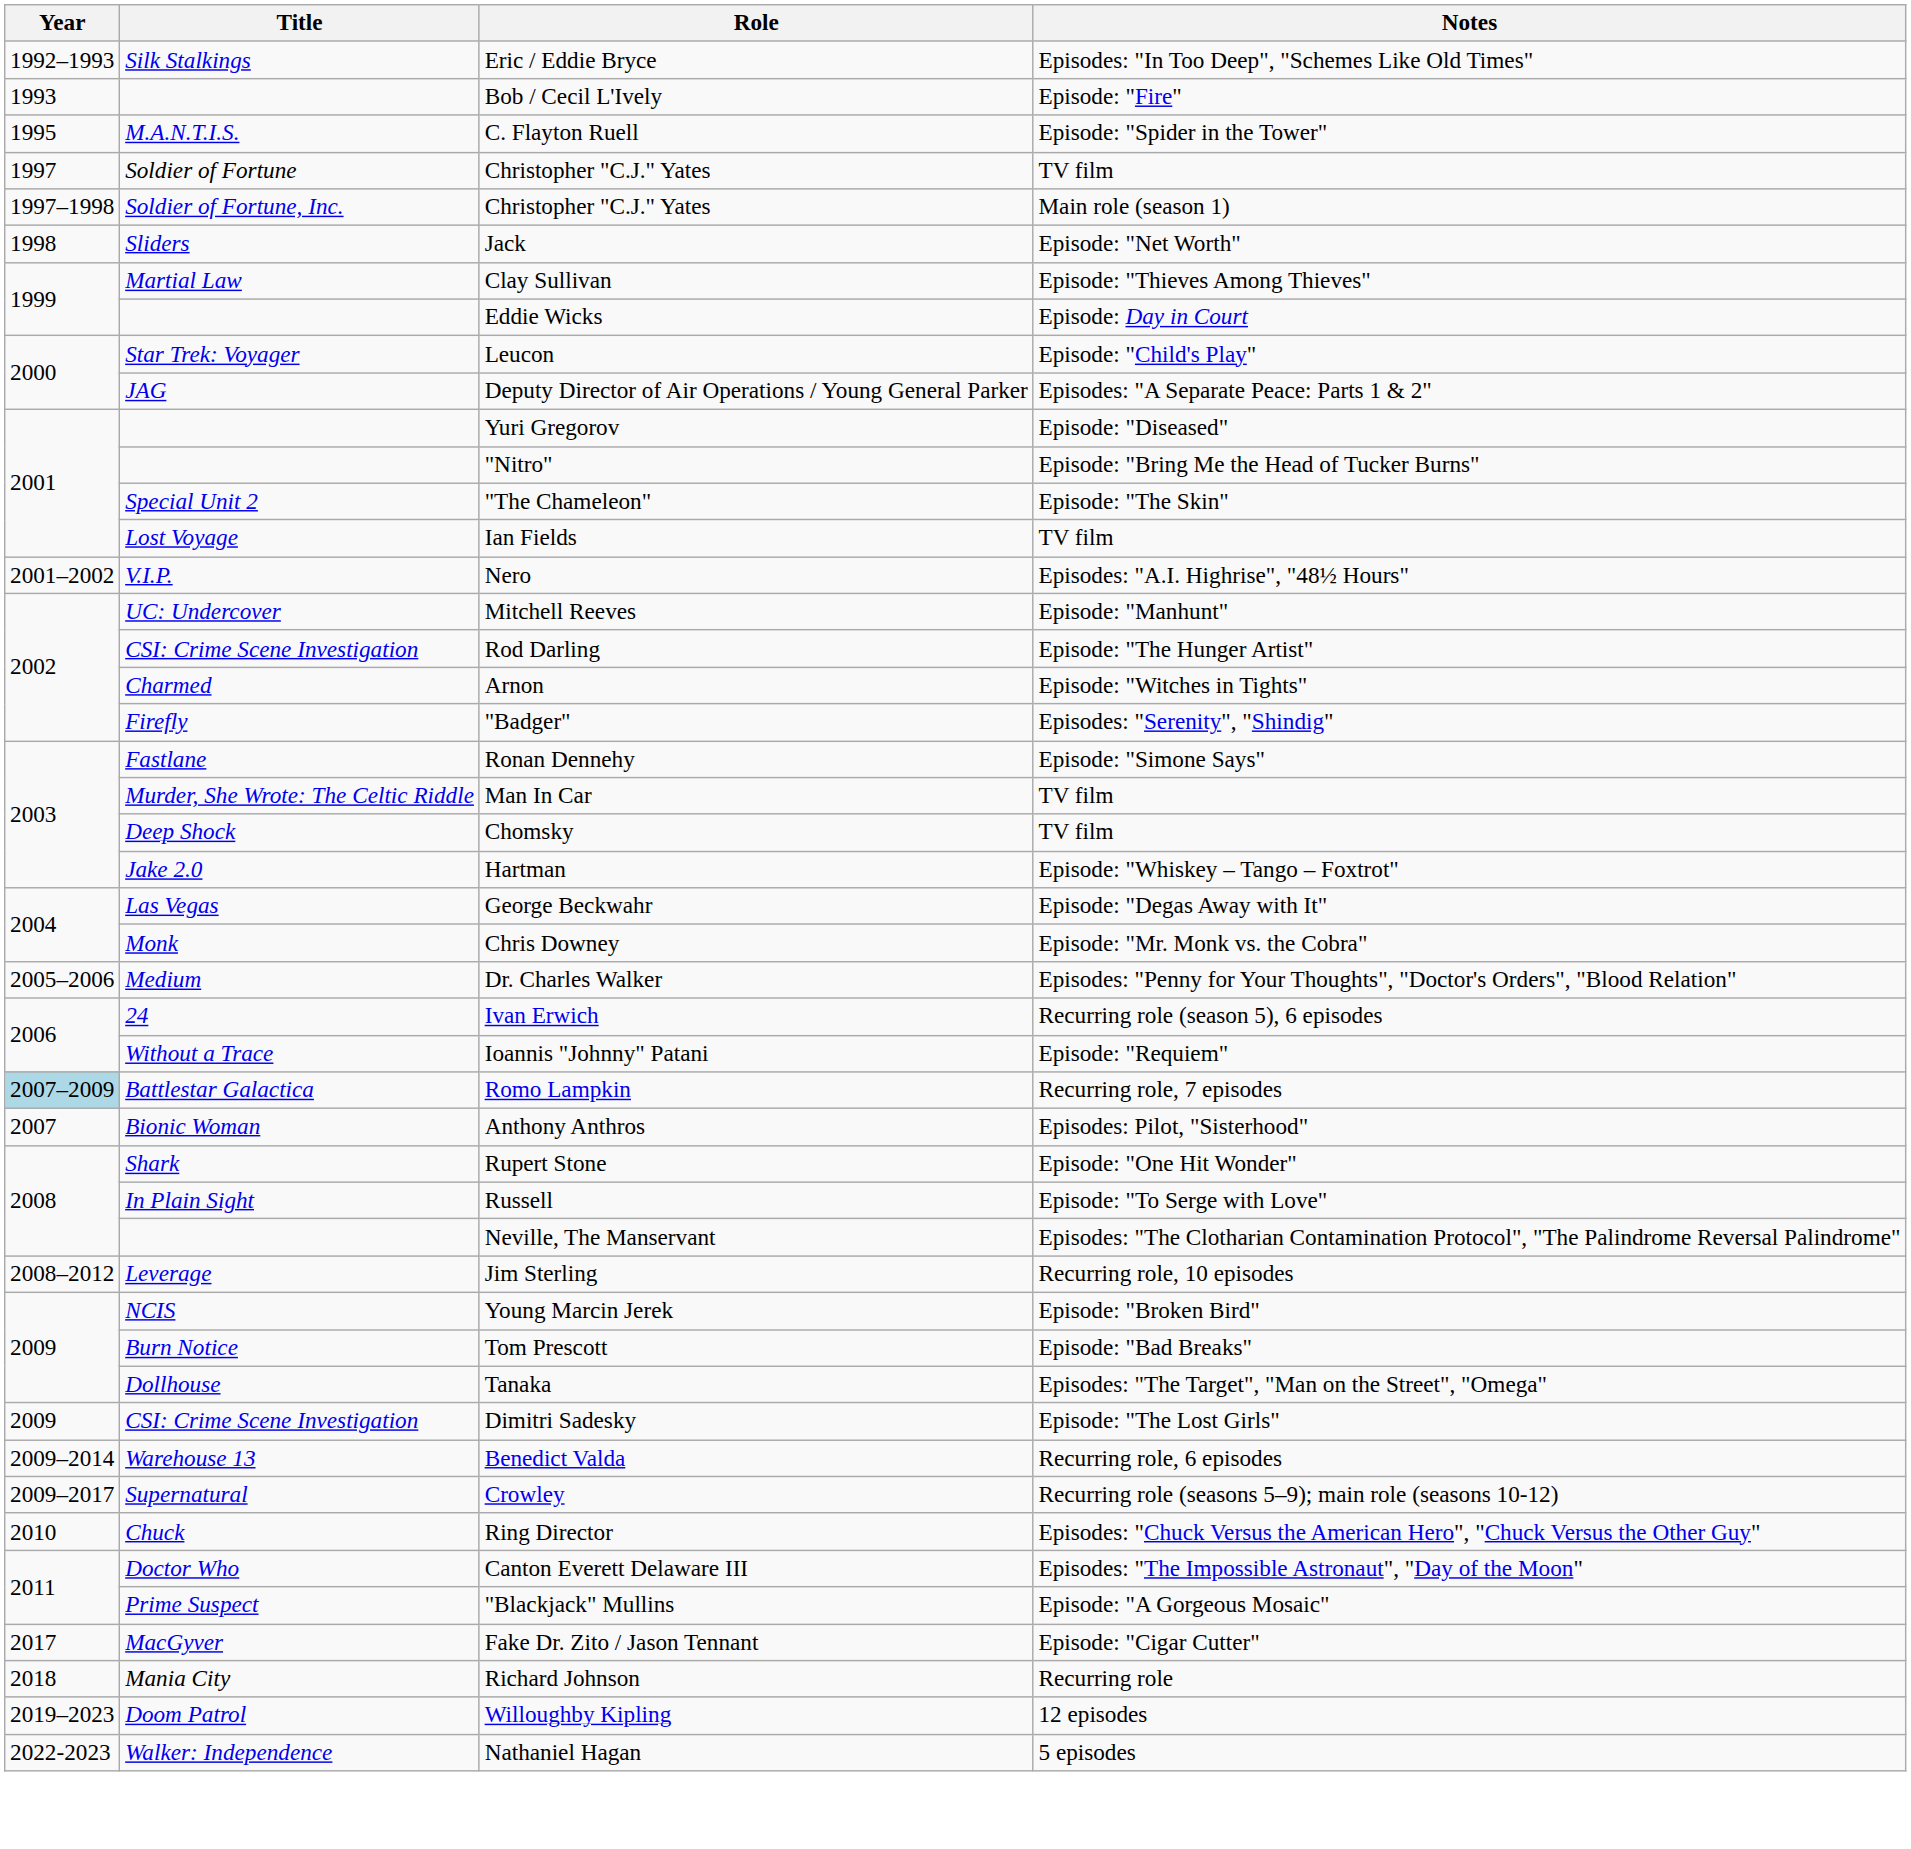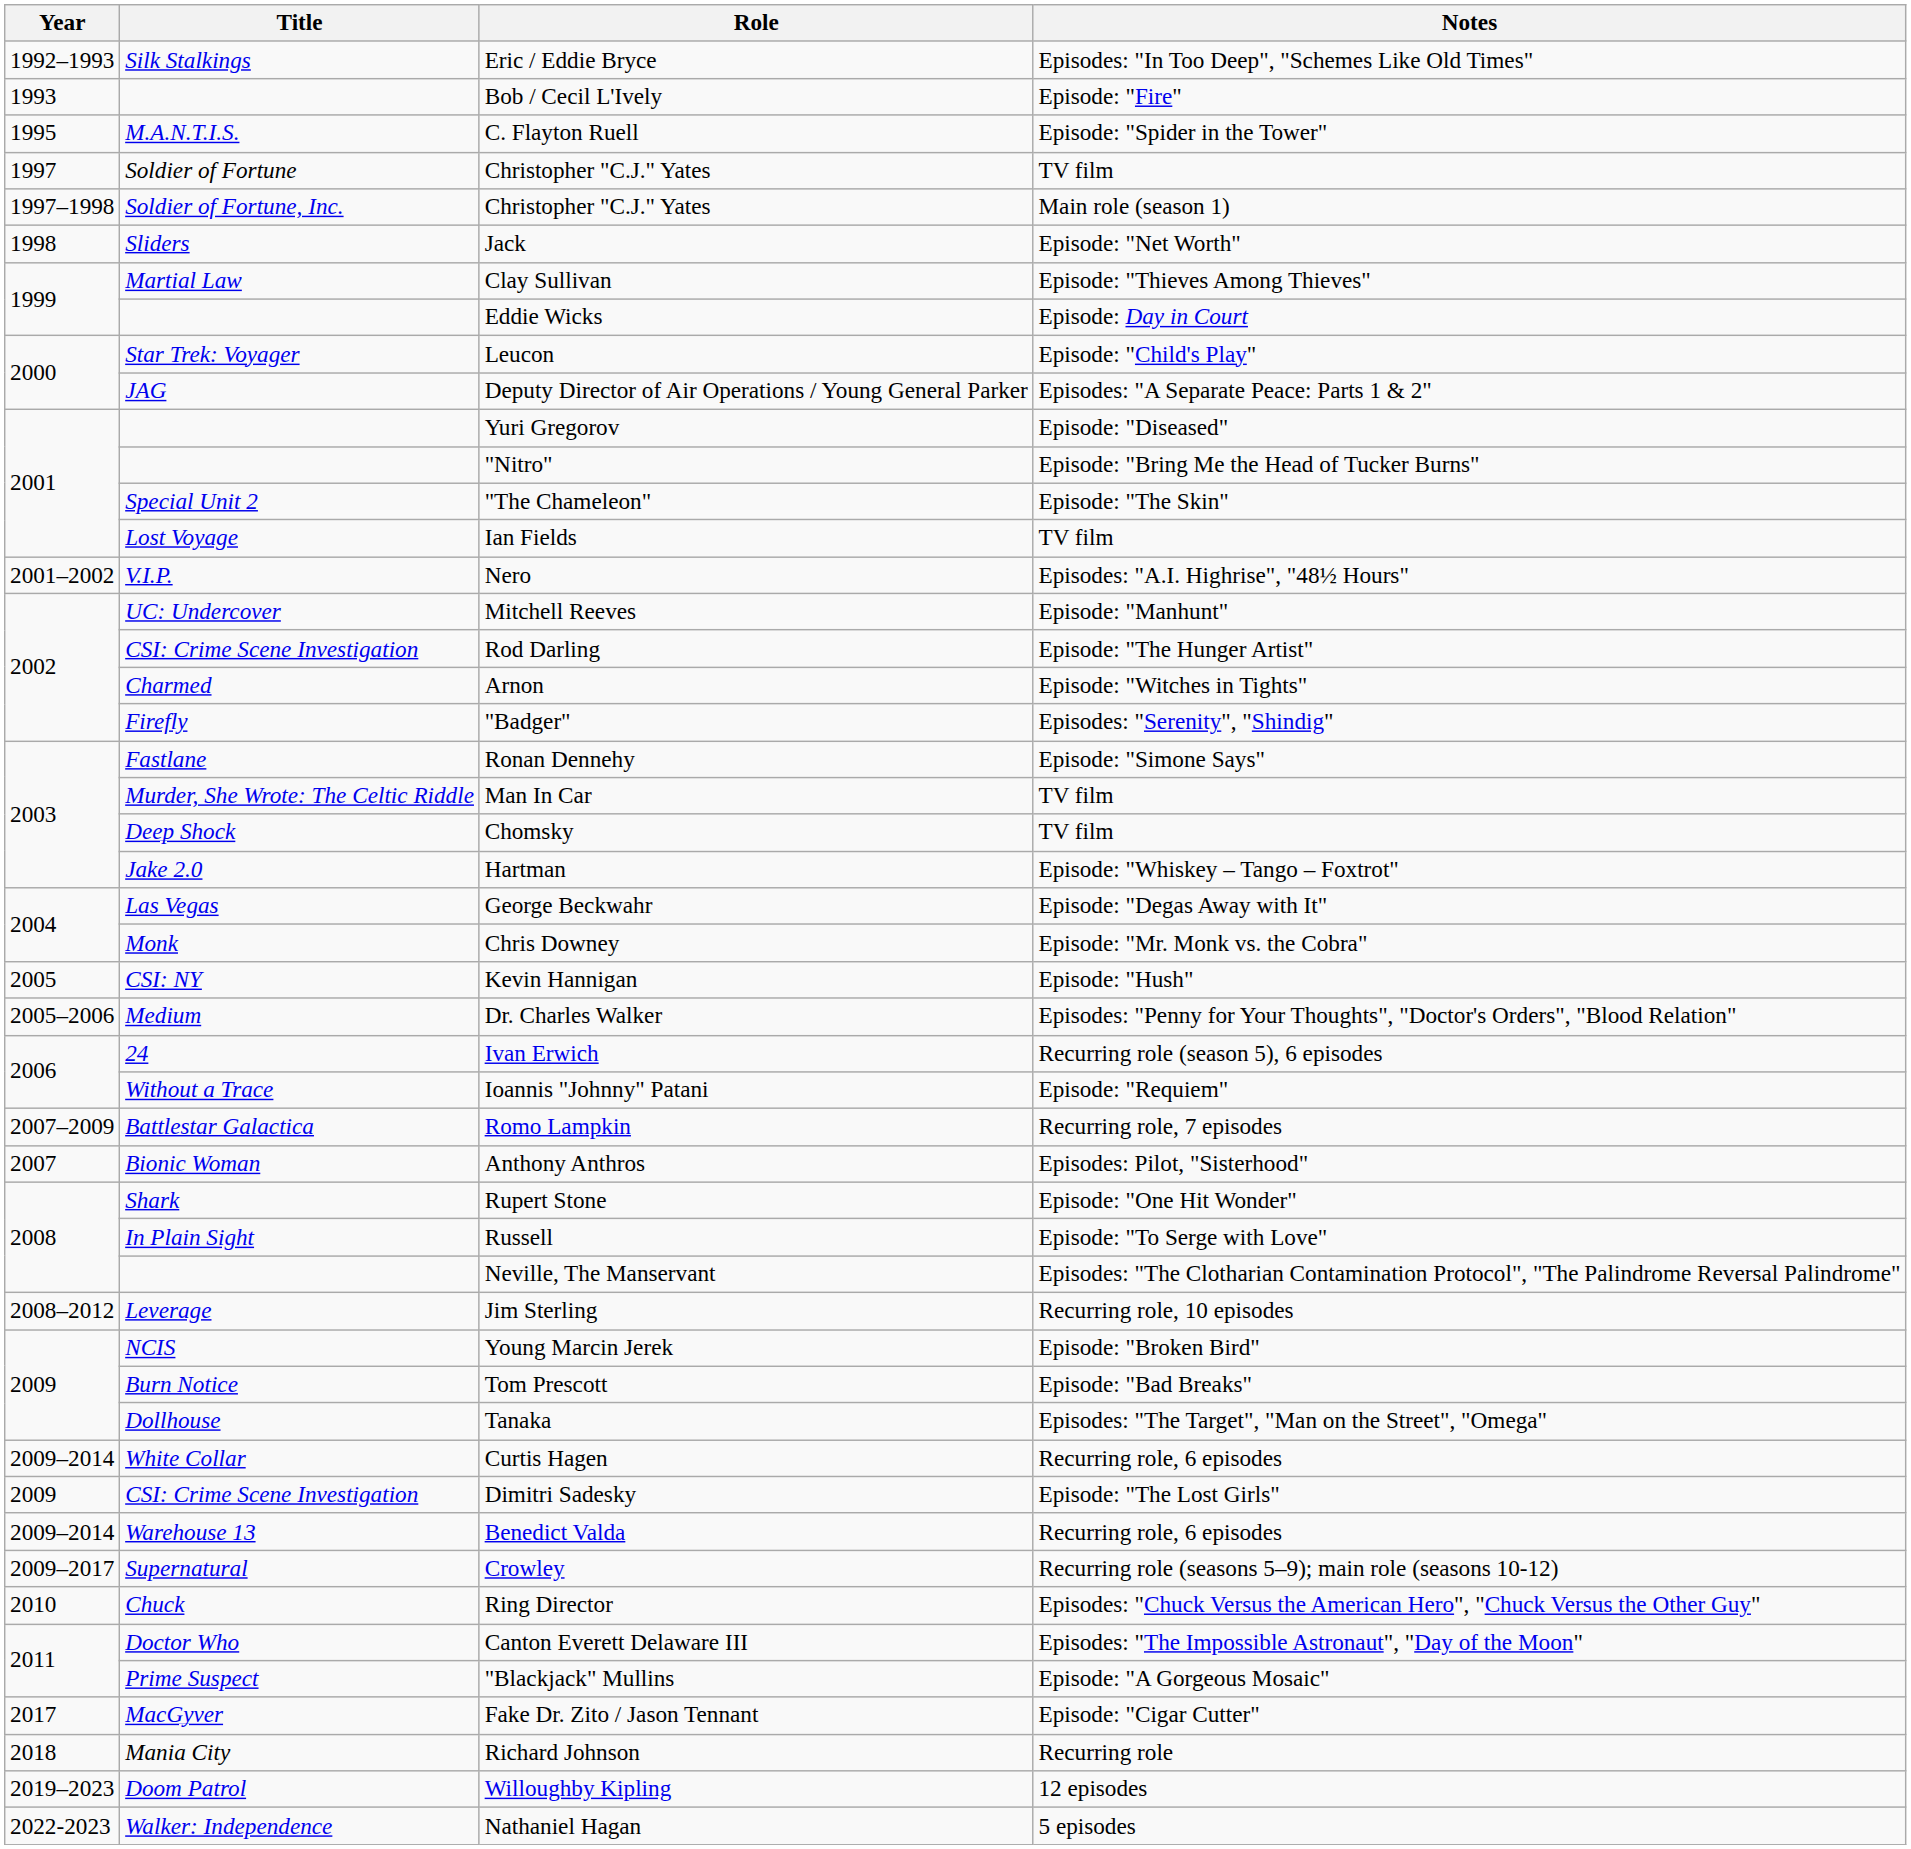+ row: (561, 979)
(62, 1089) lightblue background -> (62, 1126) no background
+ row: (546, 1457)
